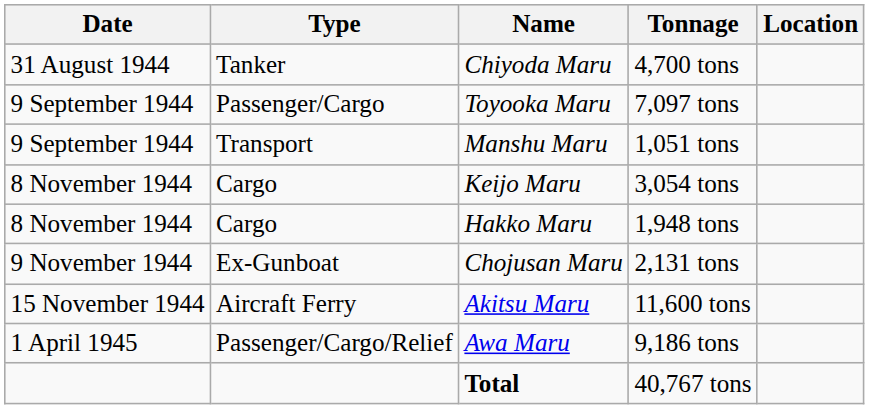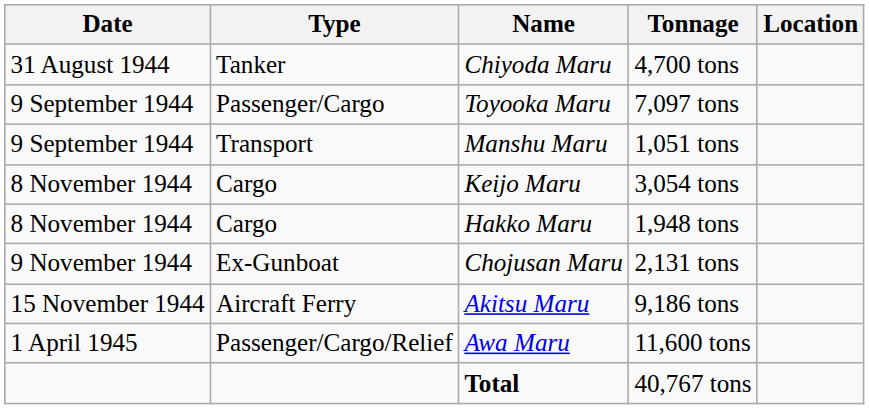(693, 303) 11,600 tons -> (687, 303) 9,186 tons
(687, 343) 9,186 tons -> (693, 343) 11,600 tons
